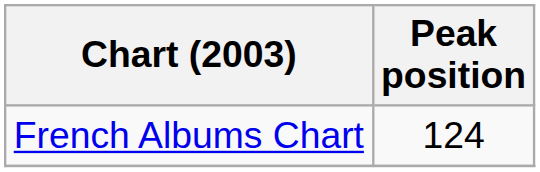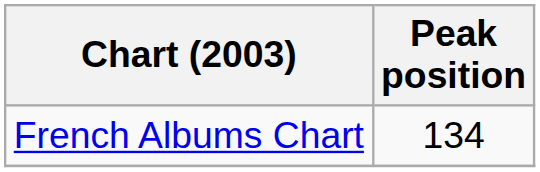(454, 135) 124 -> (454, 135) 134
